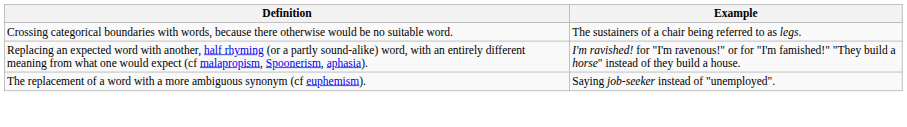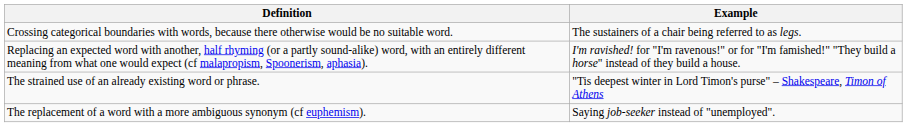+ row: (133, 81)
